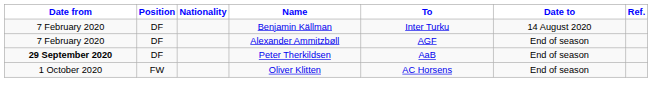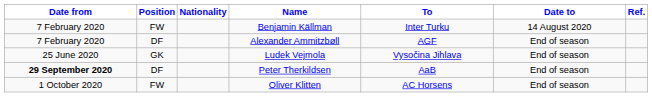(157, 27) DF -> (157, 27) FW
+ row: (295, 56)
